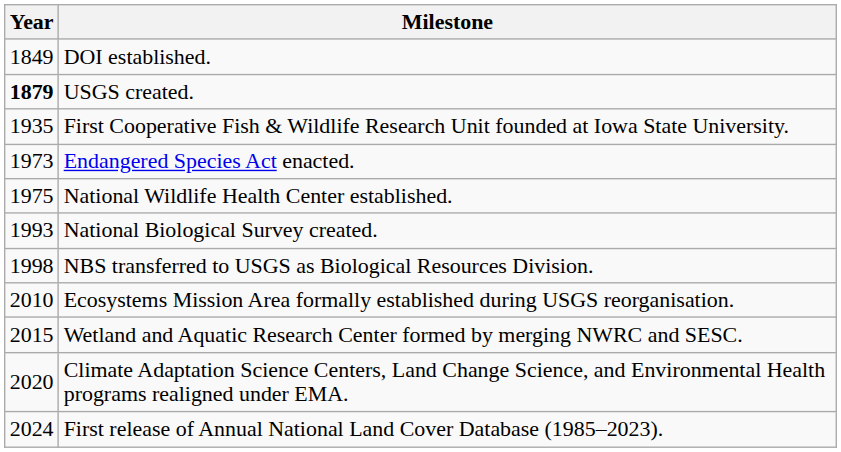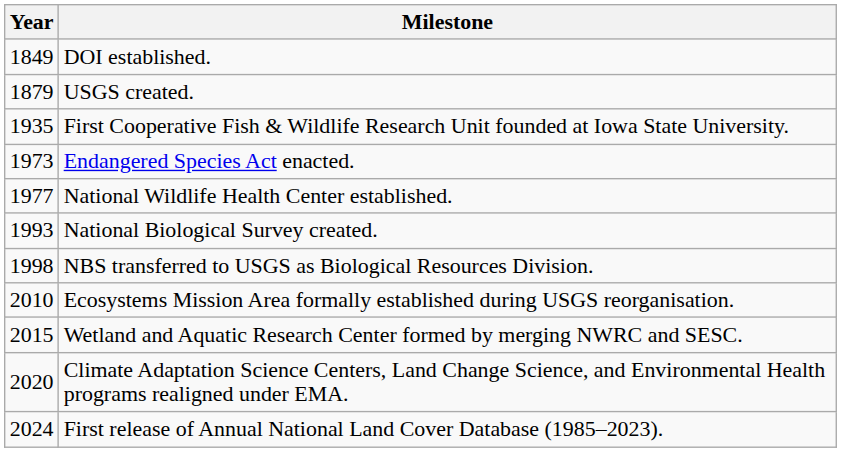(32, 91) bold -> (32, 91) normal
(32, 195) 1975 -> (32, 195) 1977
